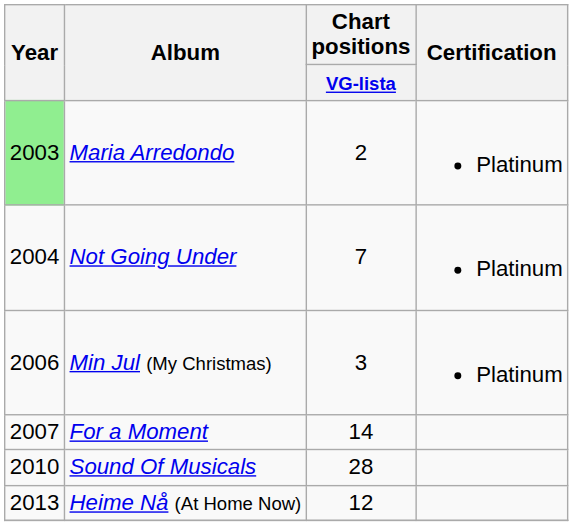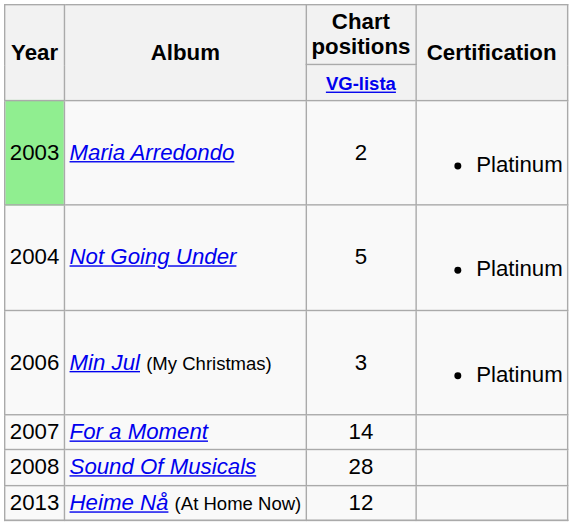(361, 257) 7 -> (361, 257) 5
(35, 467) 2010 -> (35, 467) 2008
